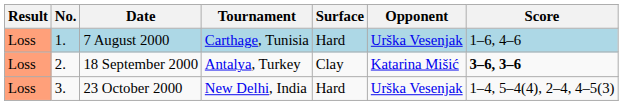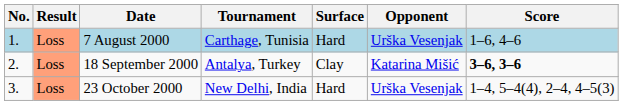columns swapped: (28, 15) <-> (66, 15)
